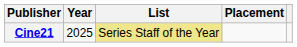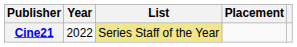(80, 32) 2025 -> (80, 32) 2022
